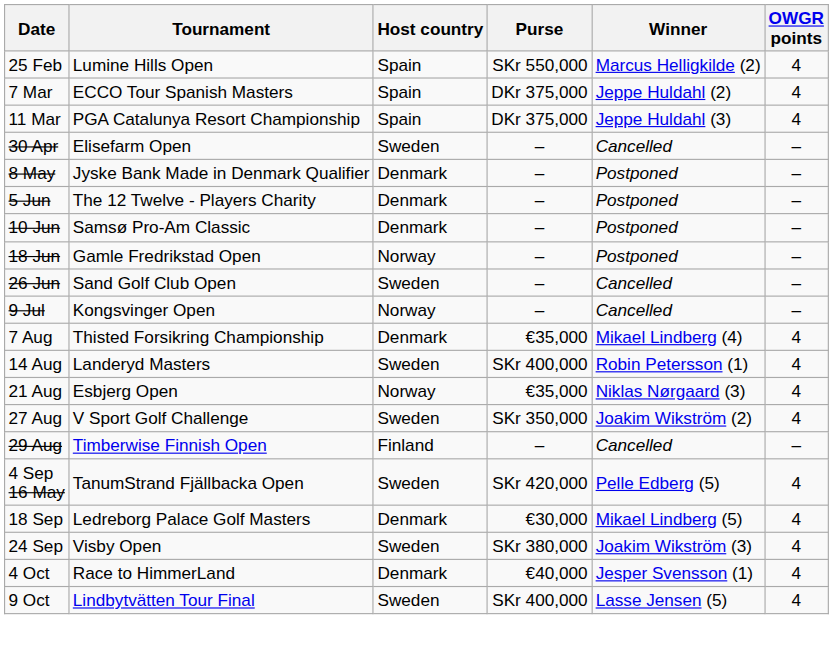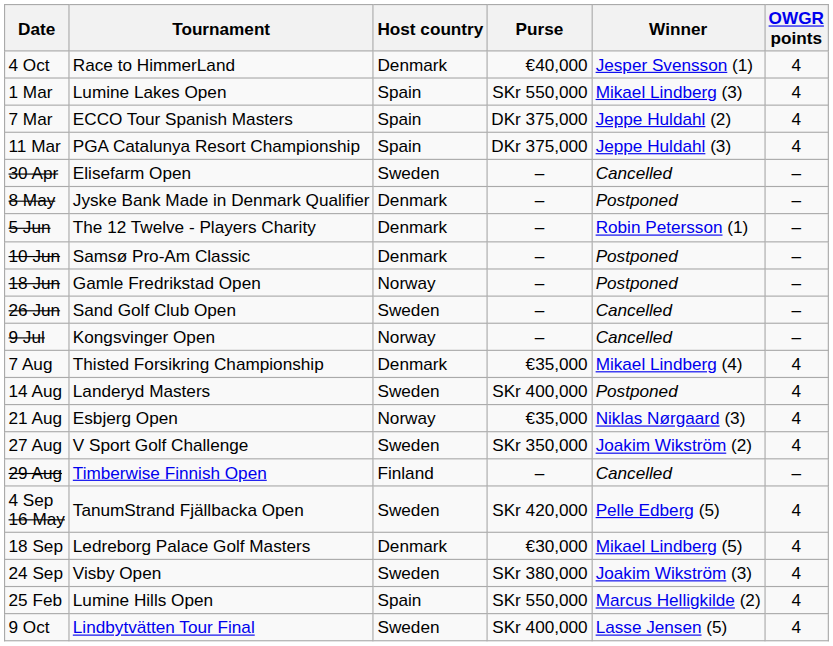rows swapped: (35, 65) <-> (29, 573)
+ row: (30, 92)
(637, 201) Postponed -> (672, 228) Robin Petersson (1)
(672, 364) Robin Petersson (1) -> (637, 391) Postponed
